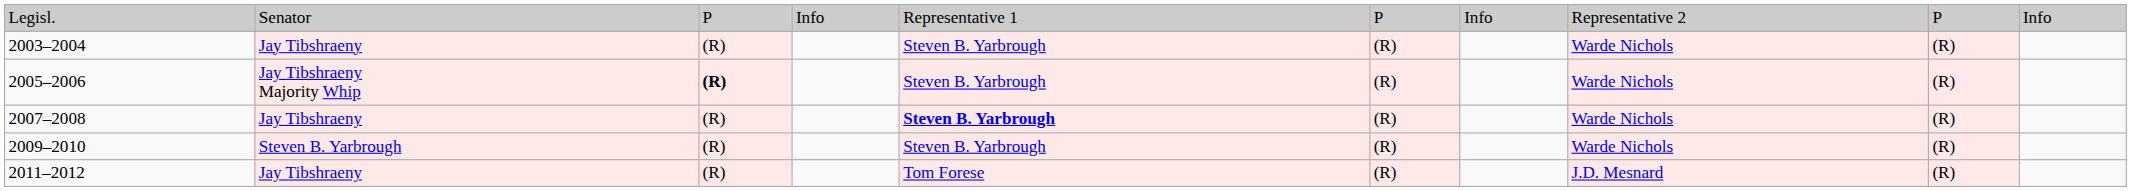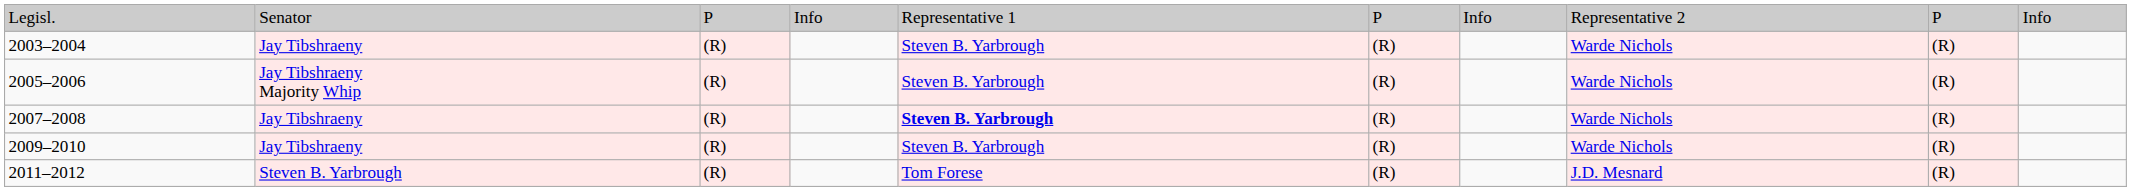(714, 82) bold -> (715, 82) normal
(330, 145) Steven B. Yarbrough -> (311, 145) Jay Tibshraeny
(310, 173) Jay Tibshraeny -> (330, 173) Steven B. Yarbrough
